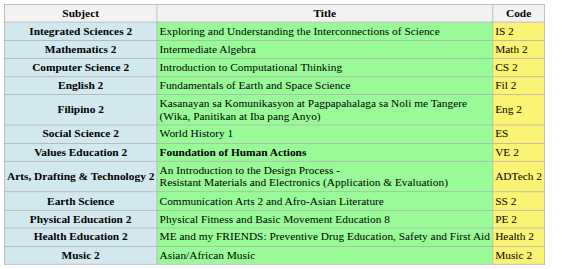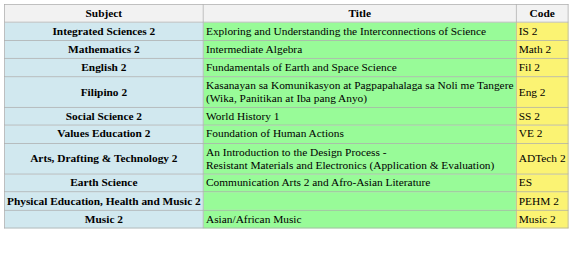- row: (81, 67)
(502, 134) ES -> (529, 116) SS 2
(233, 152) bold -> (275, 134) normal
(506, 201) SS 2 -> (525, 183) ES
+ row: (104, 201)
- row: (81, 219)
- row: (81, 237)
